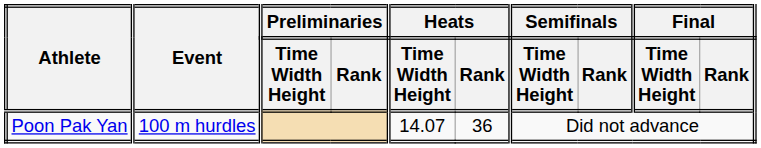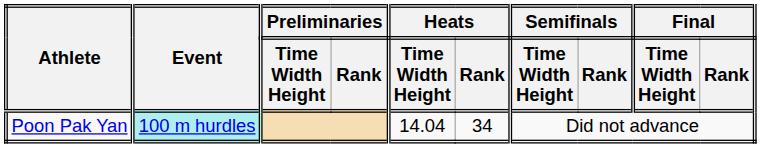(197, 126) no background -> (197, 126) paleturquoise background
(422, 126) 14.07 -> (422, 126) 14.04
(482, 126) 36 -> (482, 126) 34
